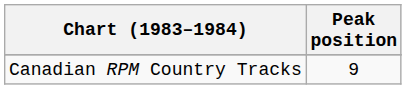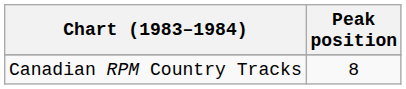(354, 70) 9 -> (354, 70) 8
